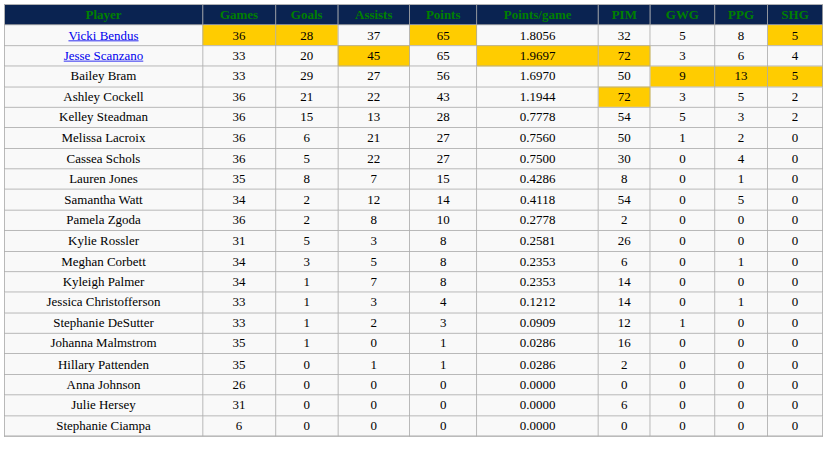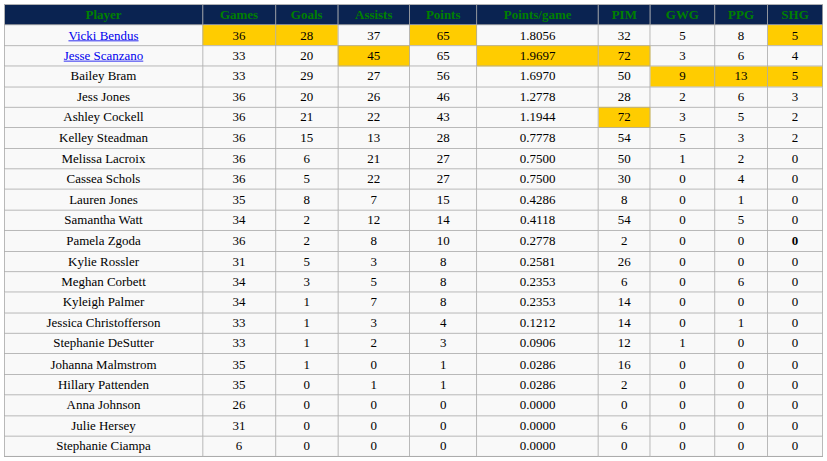+ row: (104, 96)
(538, 138) 0.7560 -> (538, 158) 0.7500
(795, 220) normal -> (795, 240) bold
(741, 261) 1 -> (741, 281) 6
(538, 323) 0.0909 -> (538, 343) 0.0906
